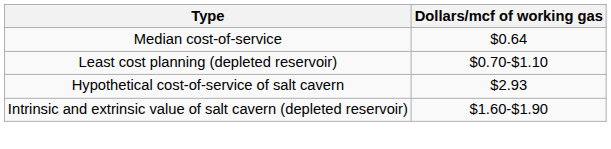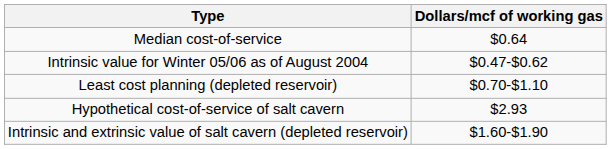+ row: (208, 62)
